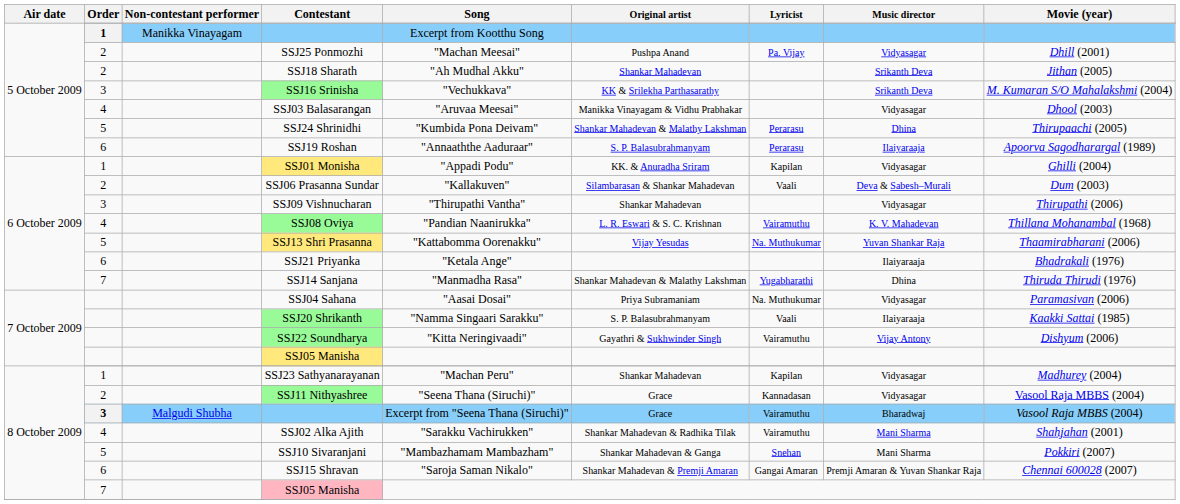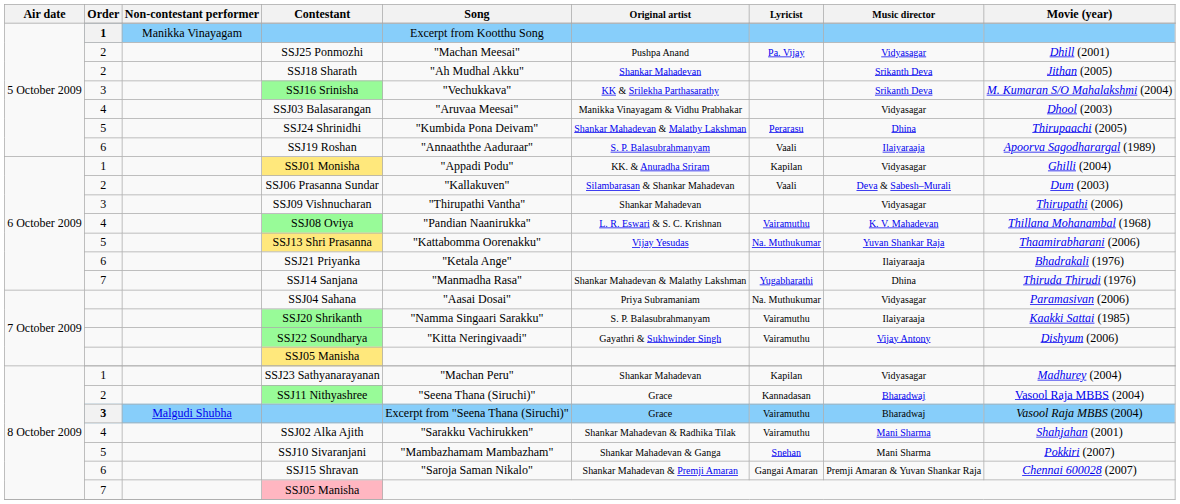(786, 147) Perarasu -> (786, 147) Vaali
(786, 319) Vaali -> (786, 319) Vairamuthu
(904, 395) Vidyasagar -> (904, 395) Bharadwaj
